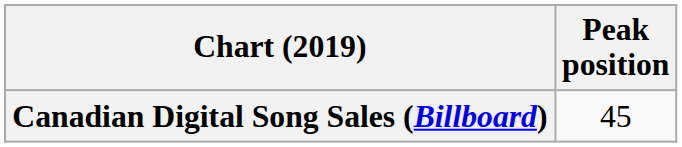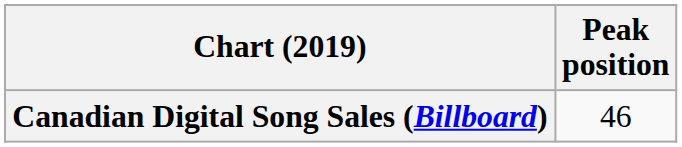(616, 115) 45 -> (616, 115) 46
